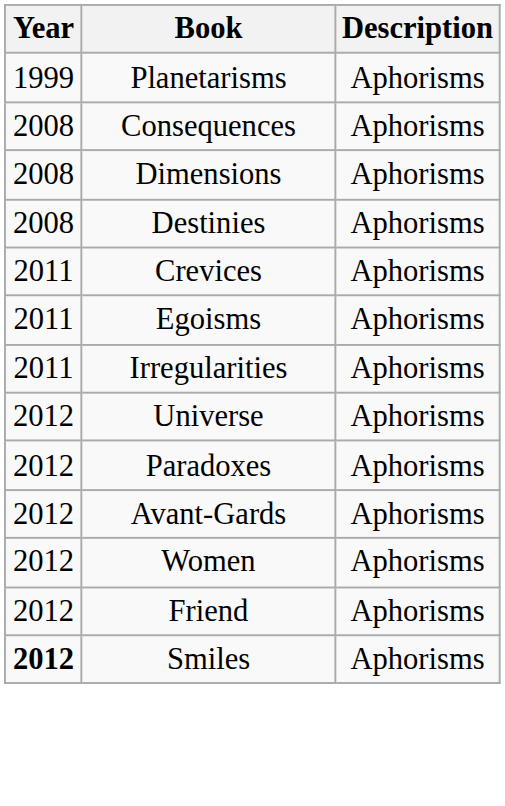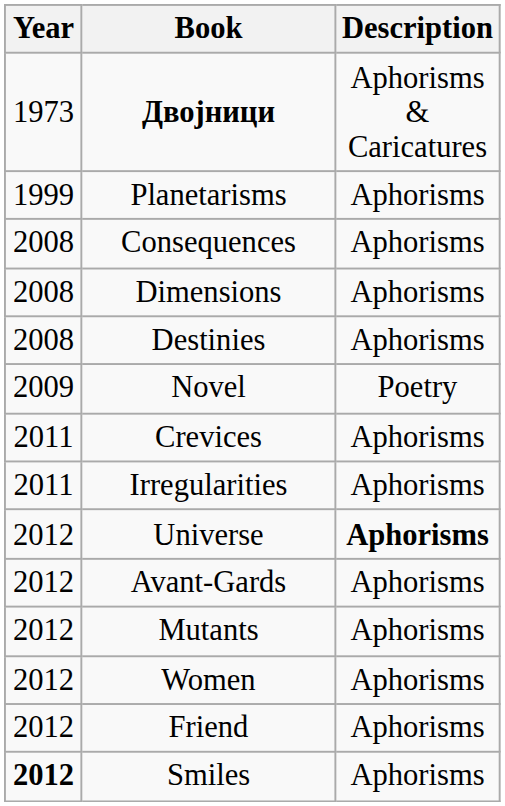+ row: (208, 111)
+ row: (208, 388)
- row: (208, 319)
(418, 416) normal -> (417, 533) bold
- row: (208, 464)
+ row: (208, 630)
